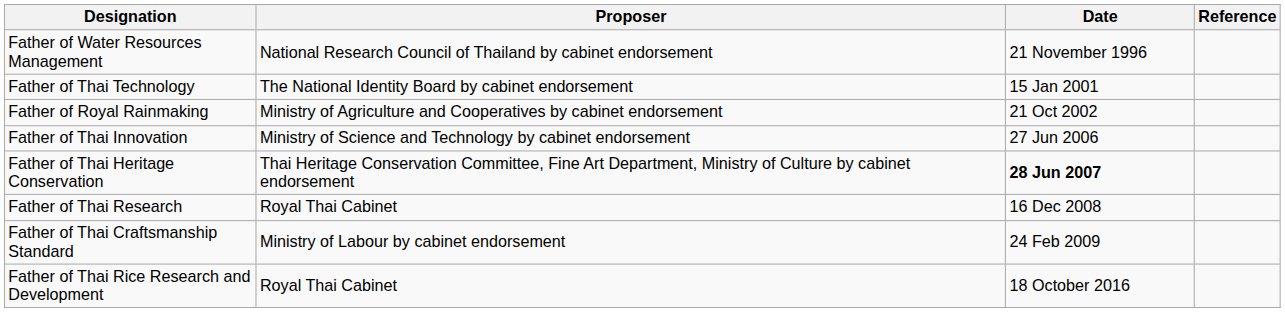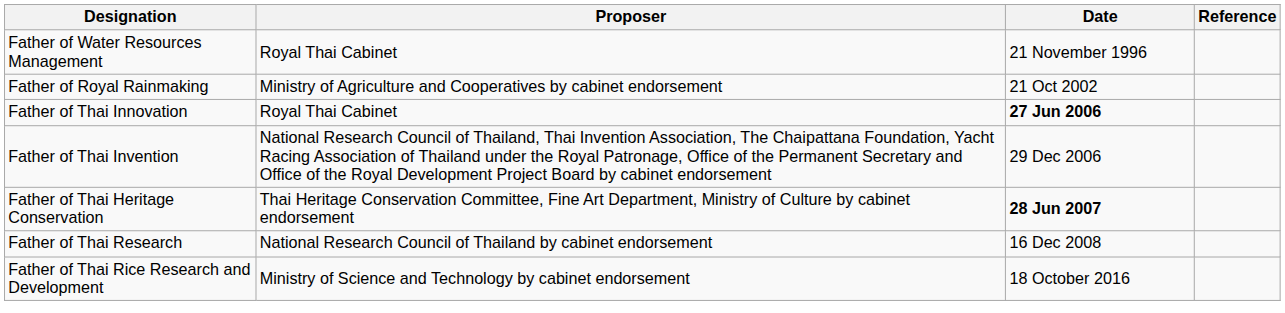(486, 52) National Research Council of Thailand by cabinet endorsement -> (328, 52) Royal Thai Cabinet
- row: (101, 86)
(475, 138) Ministry of Science and Technology by cabinet endorsement -> (328, 112) Royal Thai Cabinet
(1054, 138) normal -> (1055, 112) bold
+ row: (93, 156)
(328, 207) Royal Thai Cabinet -> (486, 243) National Research Council of Thailand by cabinet endorsement
- row: (113, 242)
(328, 285) Royal Thai Cabinet -> (475, 278) Ministry of Science and Technology by cabinet endorsement
